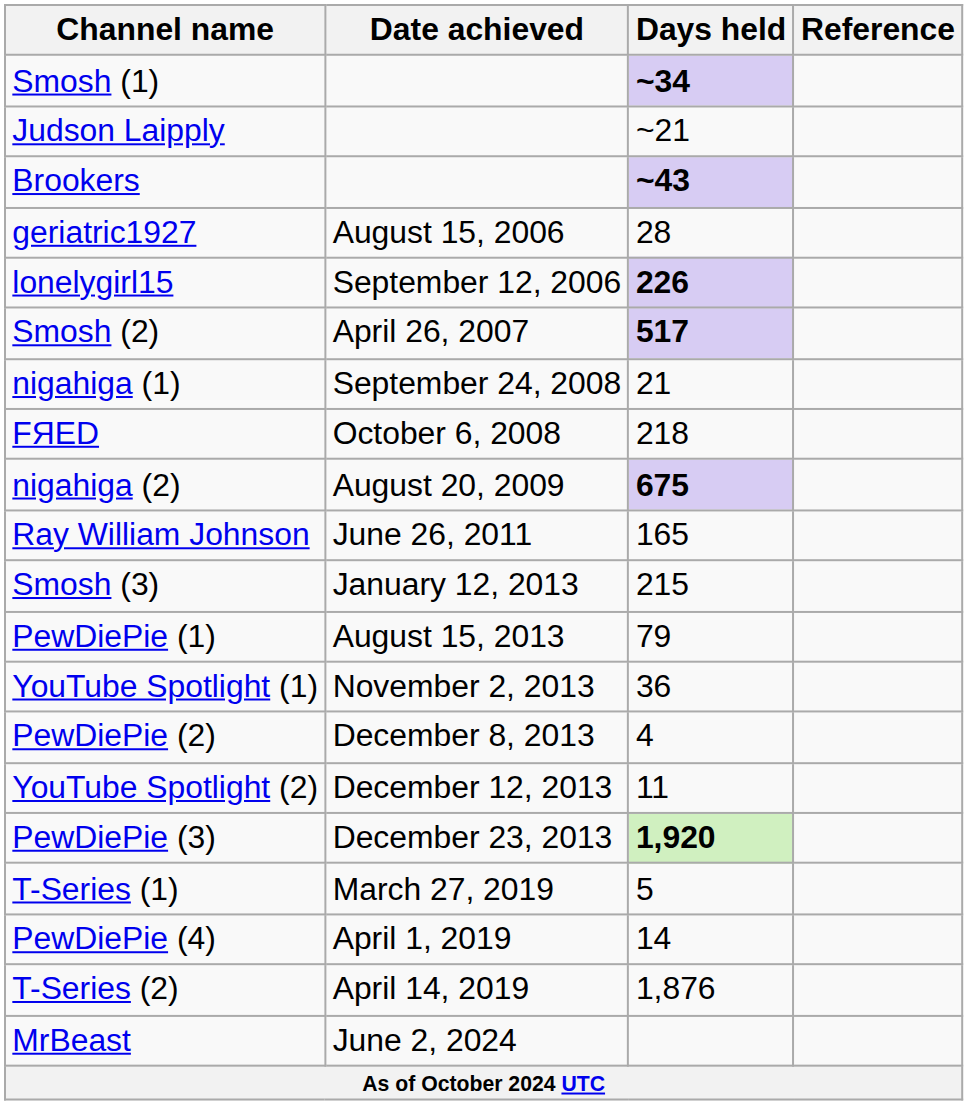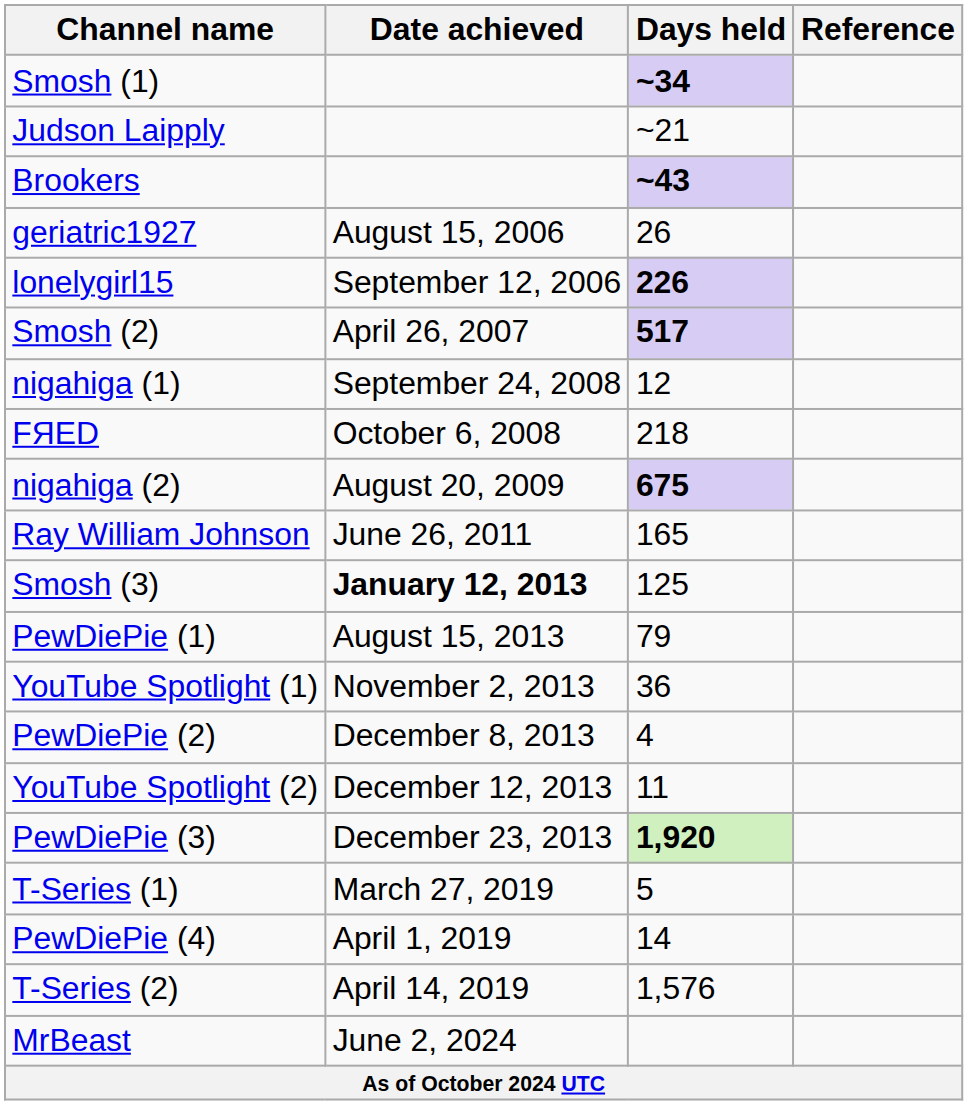(654, 231) 28 -> (654, 231) 26
(654, 383) 21 -> (654, 383) 12
(456, 585) normal -> (460, 585) bold
(662, 585) 215 -> (662, 585) 125
(676, 989) 1,876 -> (676, 989) 1,576
